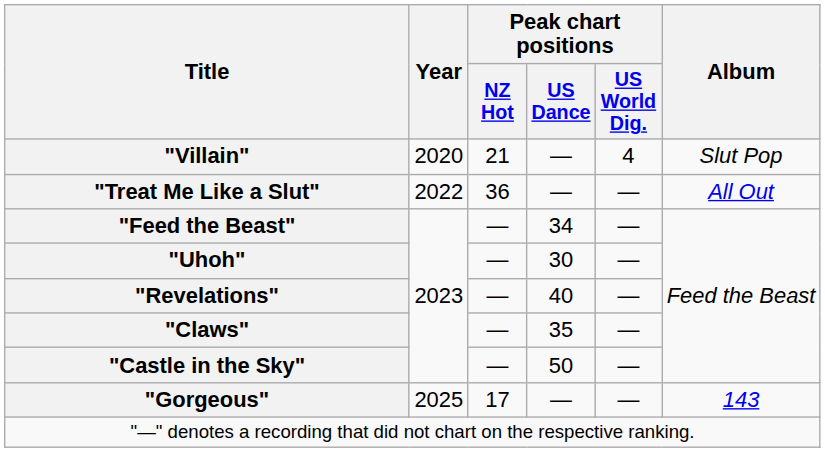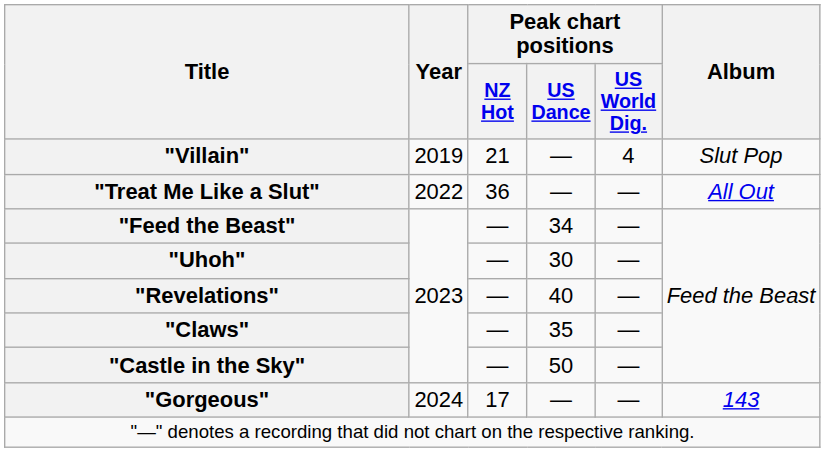(439, 156) 2020 -> (439, 156) 2019
(439, 399) 2025 -> (439, 399) 2024
